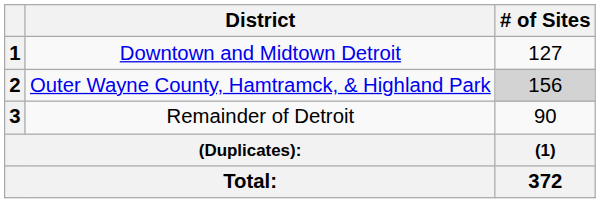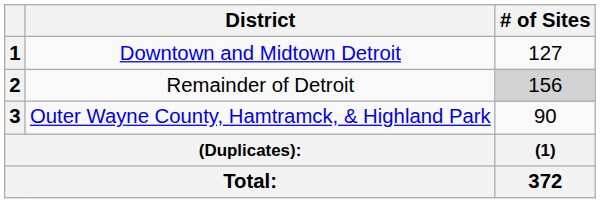(260, 85) Outer Wayne County, Hamtramck, & Highland Park -> (260, 85) Remainder of Detroit
(260, 117) Remainder of Detroit -> (260, 117) Outer Wayne County, Hamtramck, & Highland Park
